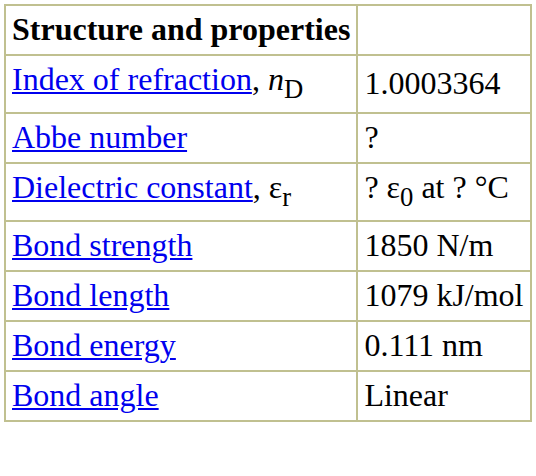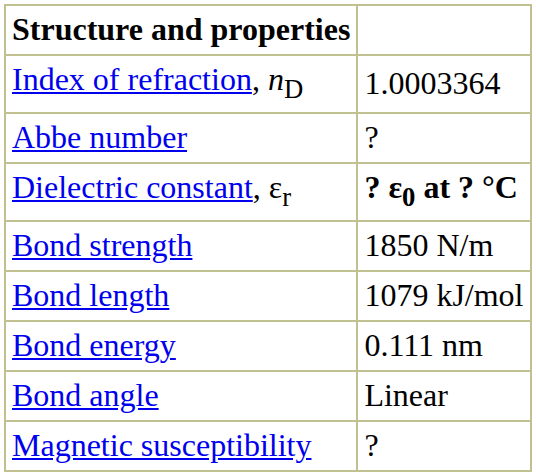(437, 192) normal -> (441, 192) bold
+ row: (162, 446)
